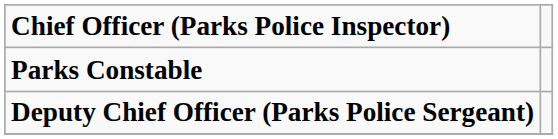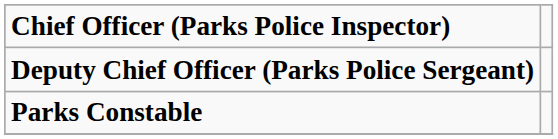rows swapped: (273, 112) <-> (107, 69)
